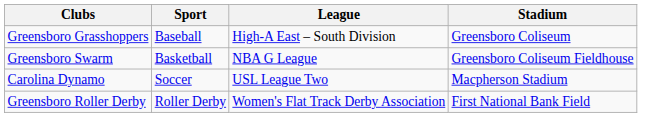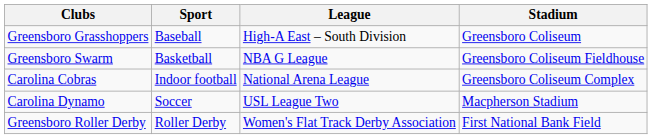+ row: (52, 79)
